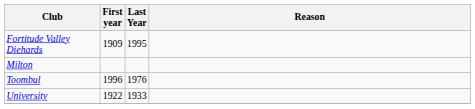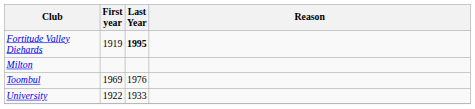(113, 44) 1909 -> (113, 44) 1919
(137, 44) normal -> (137, 44) bold
(113, 80) 1996 -> (113, 80) 1969
